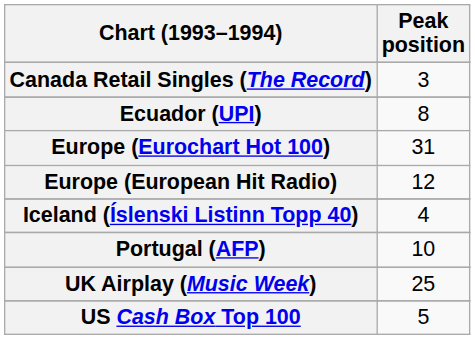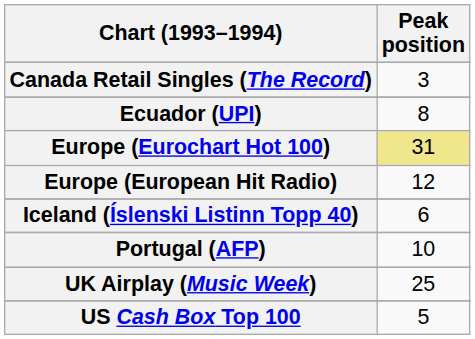(423, 147) no background -> (423, 147) khaki background
(423, 215) 4 -> (423, 215) 6
